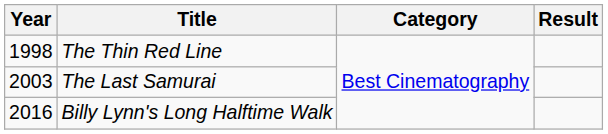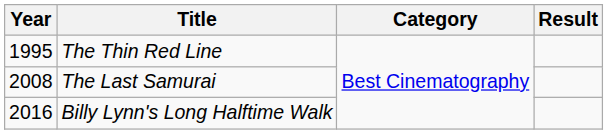(31, 50) 1998 -> (31, 50) 1995
(31, 81) 2003 -> (31, 81) 2008
